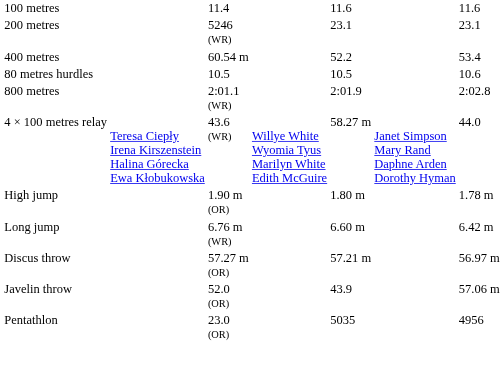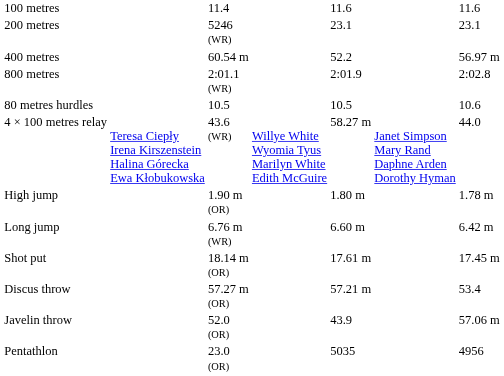(470, 56) 53.4 -> (479, 56) 56.97 m
rows swapped: (32, 91) <-> (49, 73)
+ row: (25, 258)
(479, 258) 56.97 m -> (470, 289) 53.4
